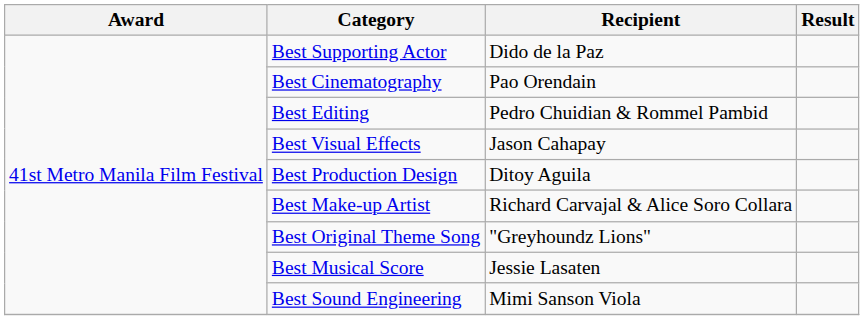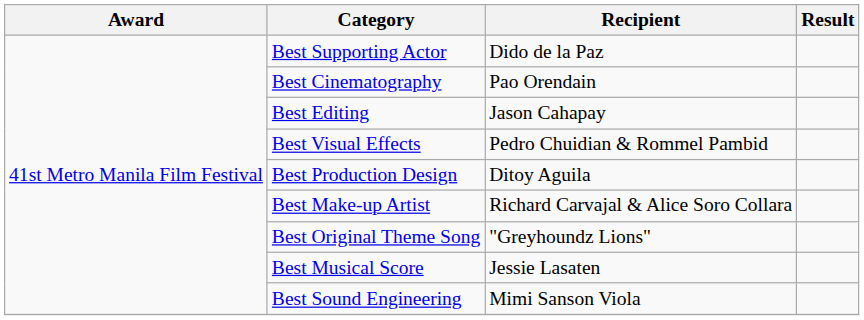(629, 112) Pedro Chuidian & Rommel Pambid -> (548, 112) Jason Cahapay
(548, 143) Jason Cahapay -> (629, 143) Pedro Chuidian & Rommel Pambid
